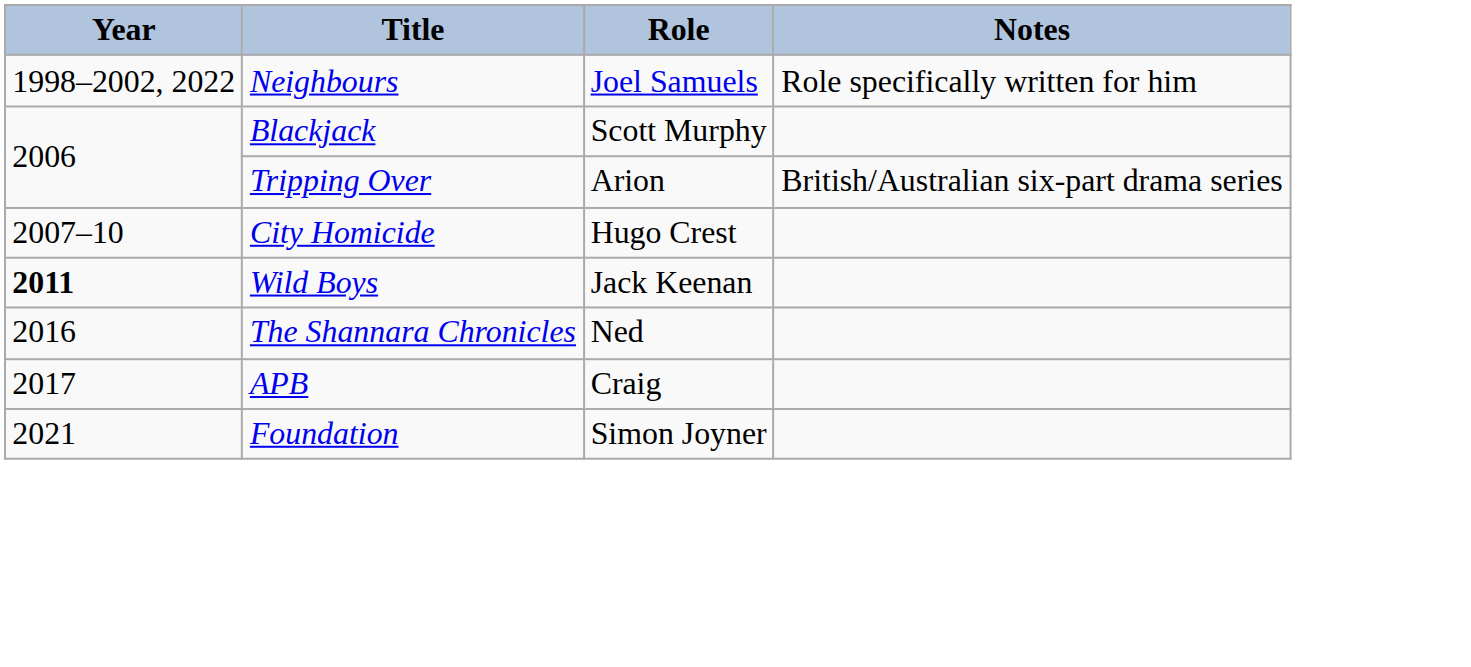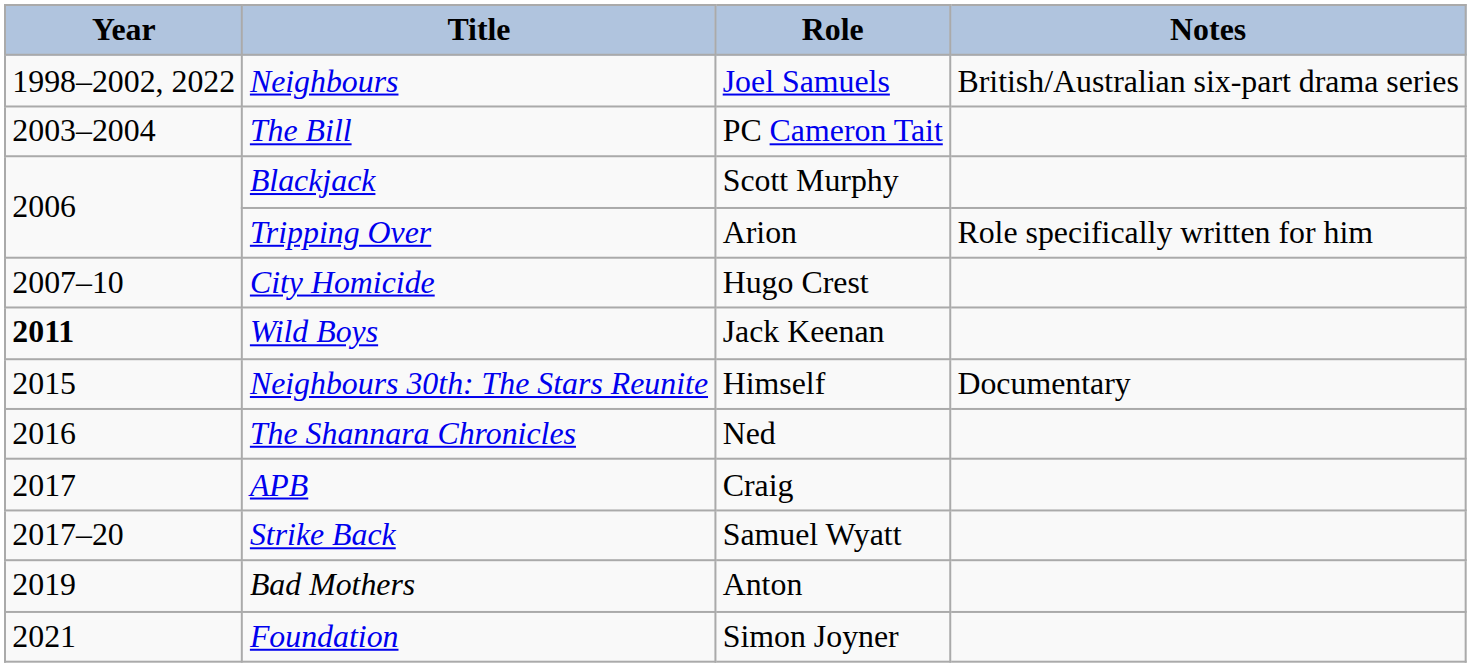(989, 80) Role specifically written for him -> (1208, 80) British/Australian six-part drama series
+ row: (301, 130)
(1032, 181) British/Australian six-part drama series -> (1165, 231) Role specifically written for him
+ row: (479, 383)
+ row: (323, 534)
+ row: (333, 585)
